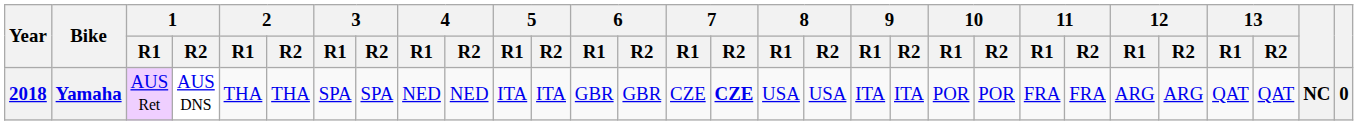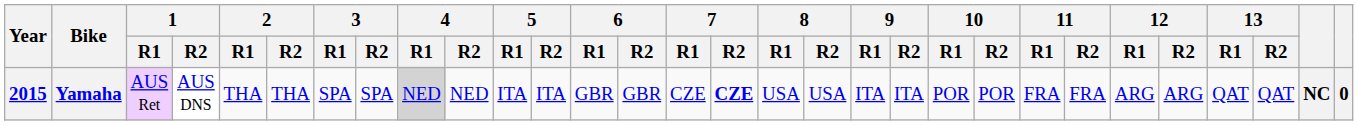(28, 93) 2018 -> (28, 93) 2015
(422, 93) no background -> (422, 93) lightgrey background
